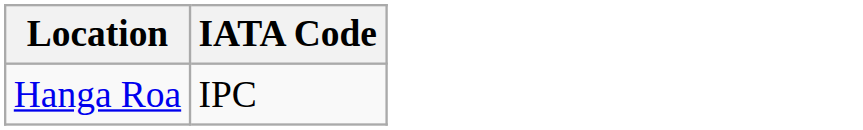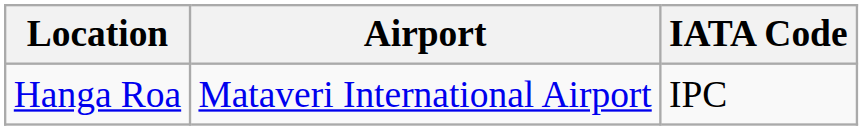+ column: (425, 34)
